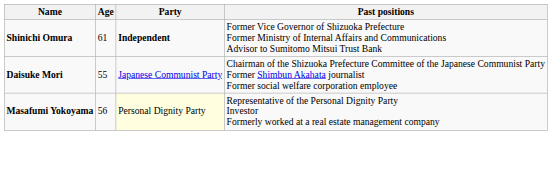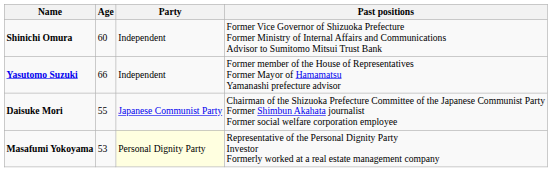(103, 38) 61 -> (103, 38) 60
(144, 38) bold -> (142, 38) normal
+ row: (42, 74)
(103, 111) 56 -> (103, 148) 53
